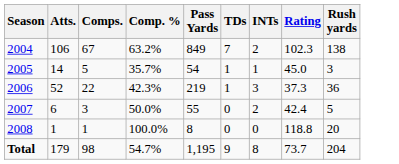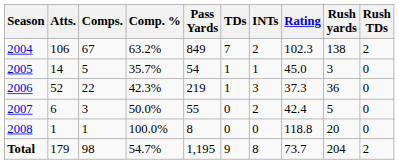+ column: (377, 21)
